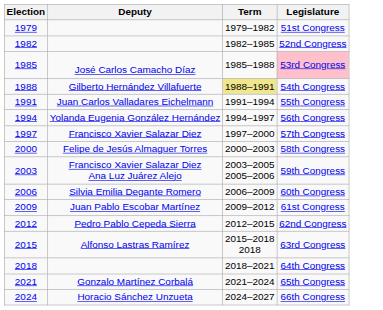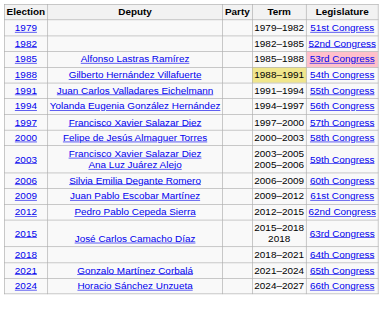+ column: (237, 12)
(135, 70) José Carlos Camacho Díaz -> (135, 59) Alfonso Lastras Ramírez
(135, 244) Alfonso Lastras Ramírez -> (135, 239) José Carlos Camacho Díaz
